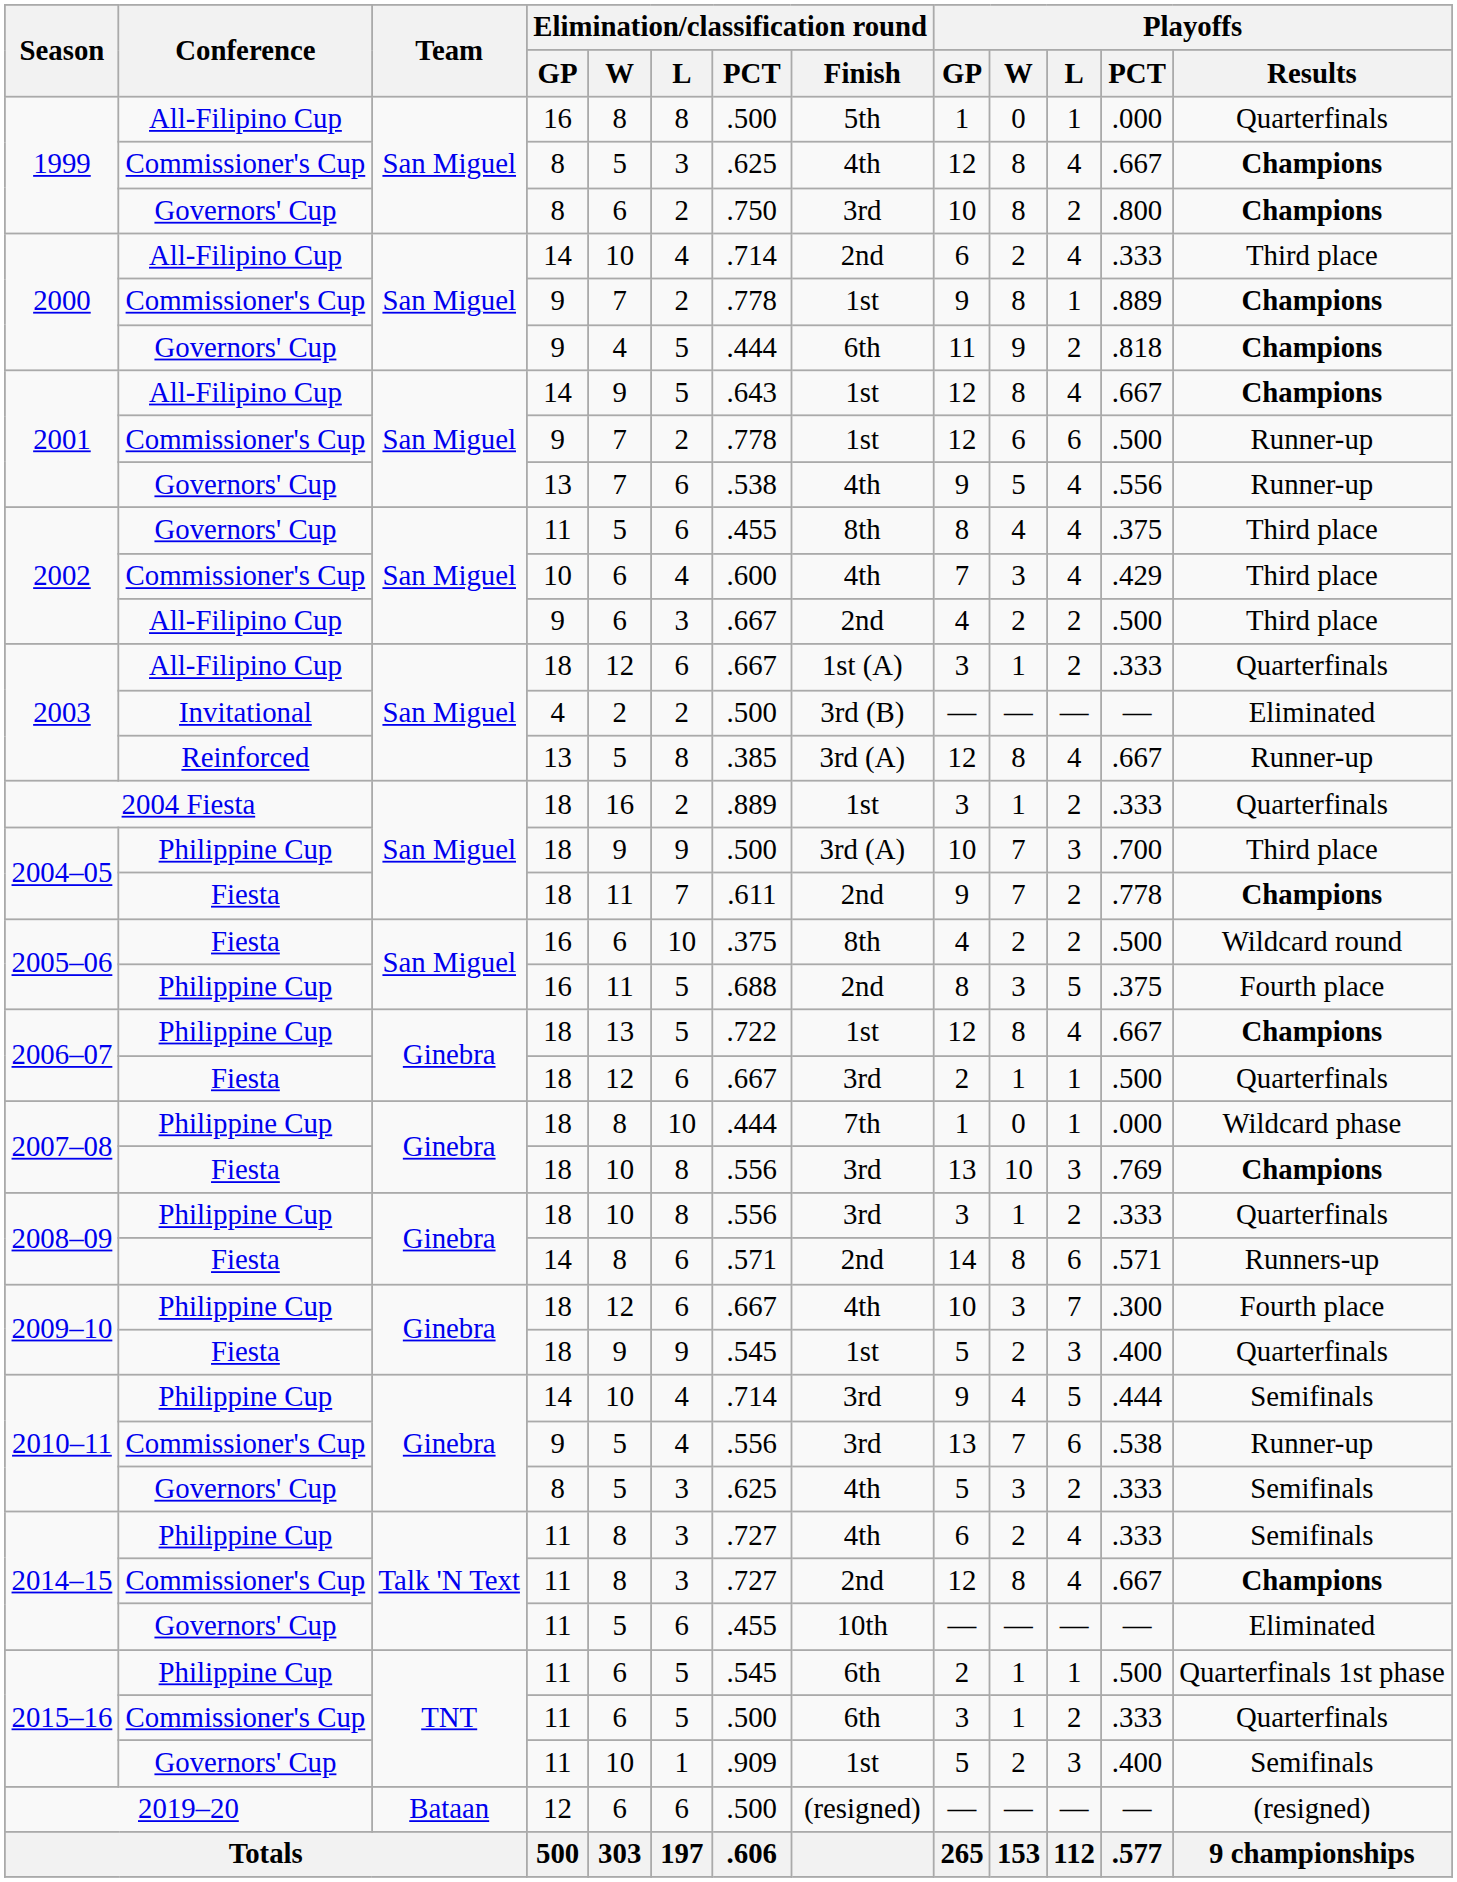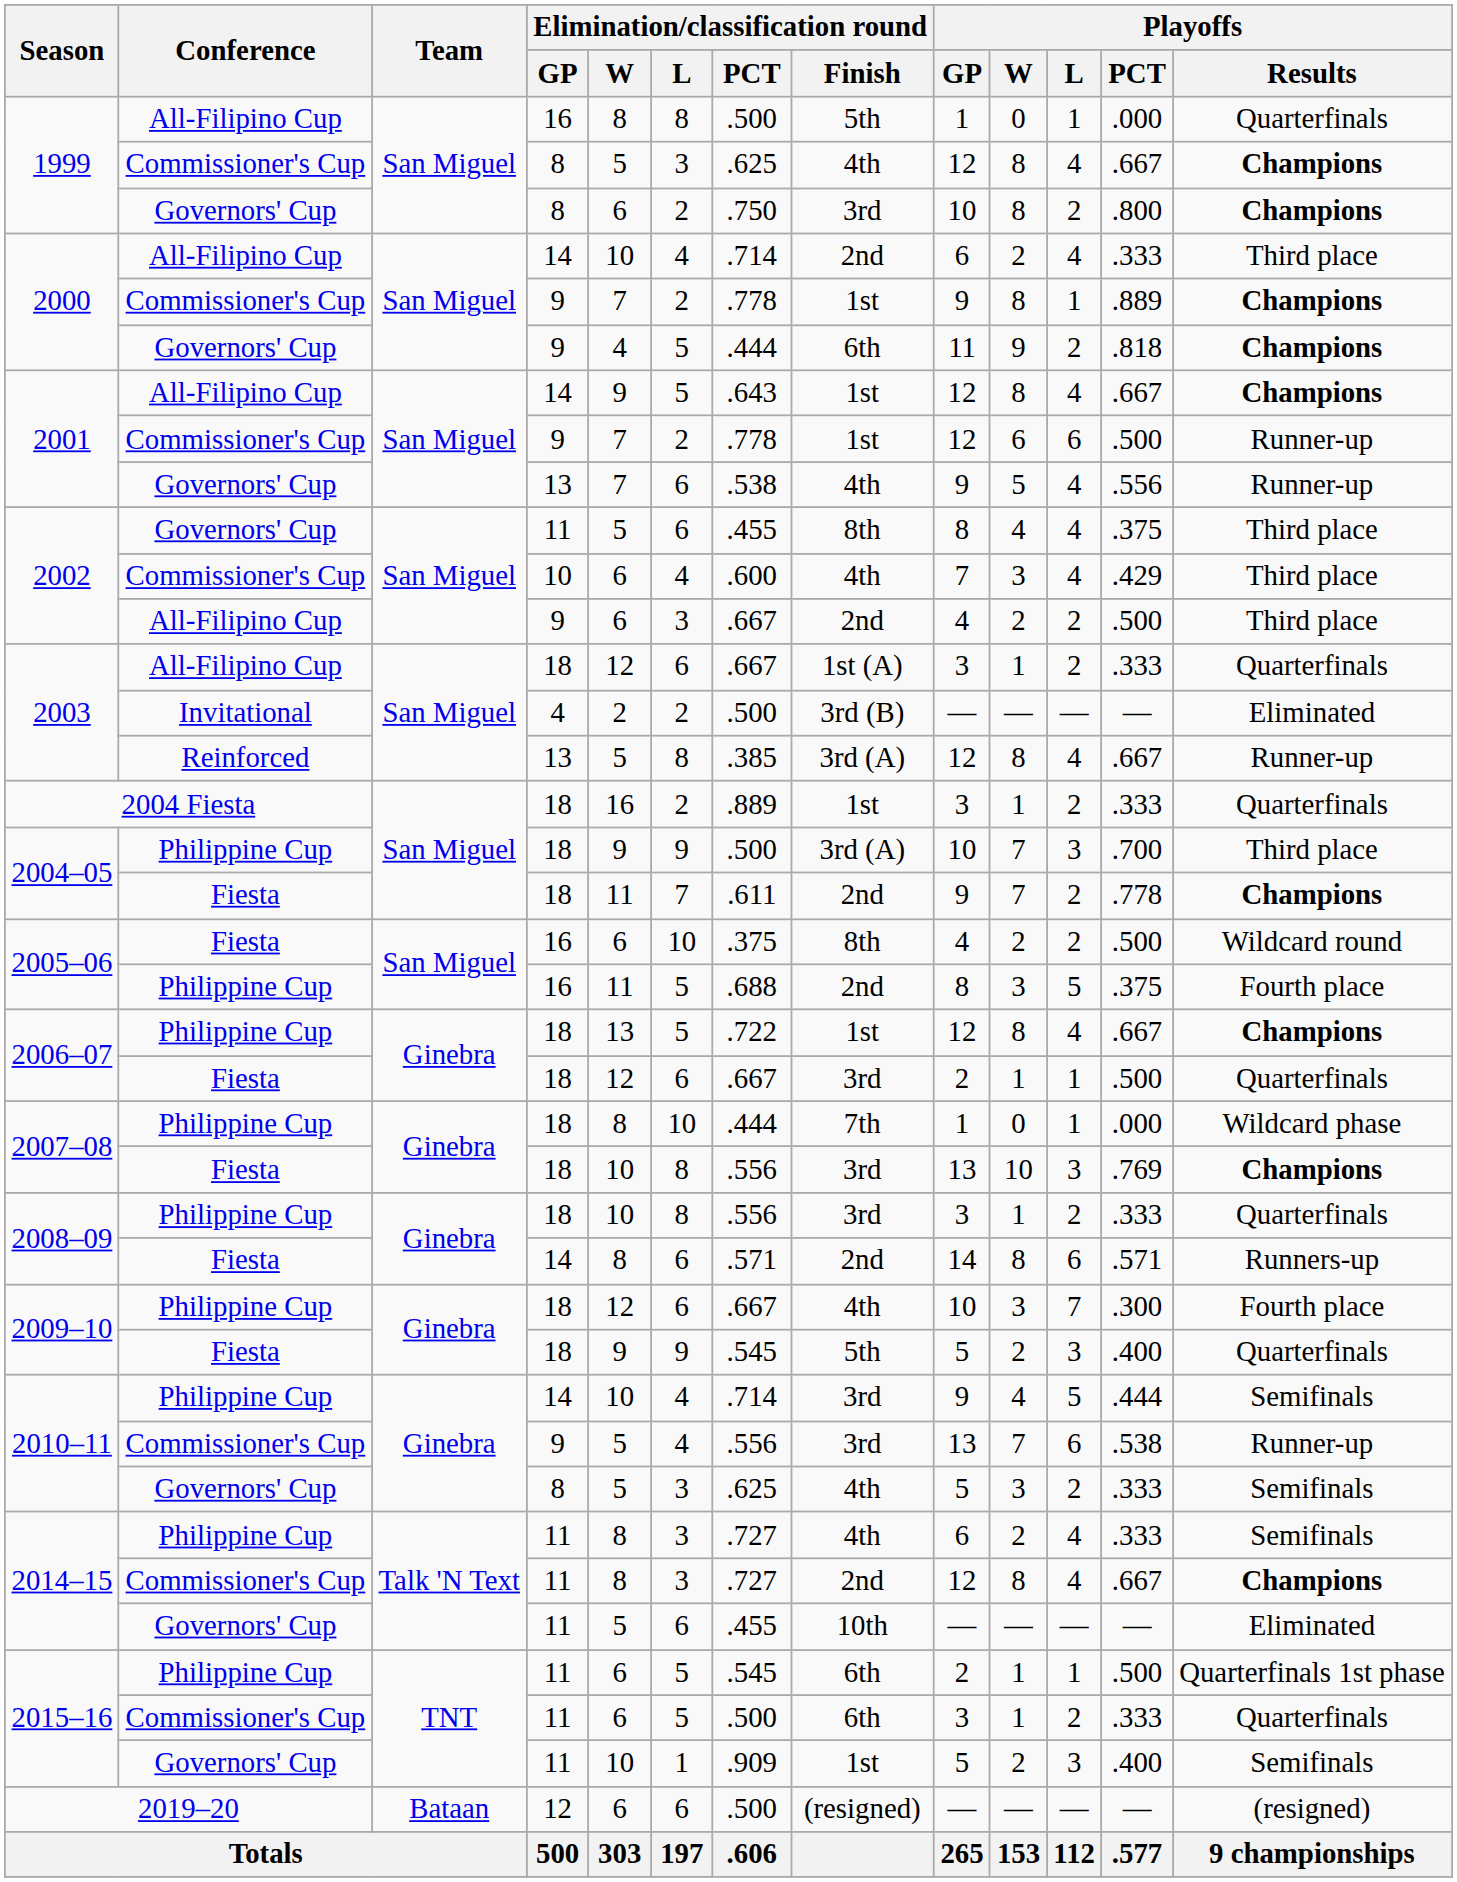(862, 1351) 1st -> (862, 1351) 5th
